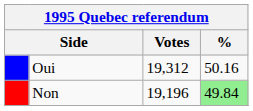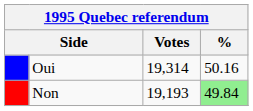(168, 67) 19,312 -> (168, 67) 19,314
(168, 93) 19,196 -> (168, 93) 19,193
